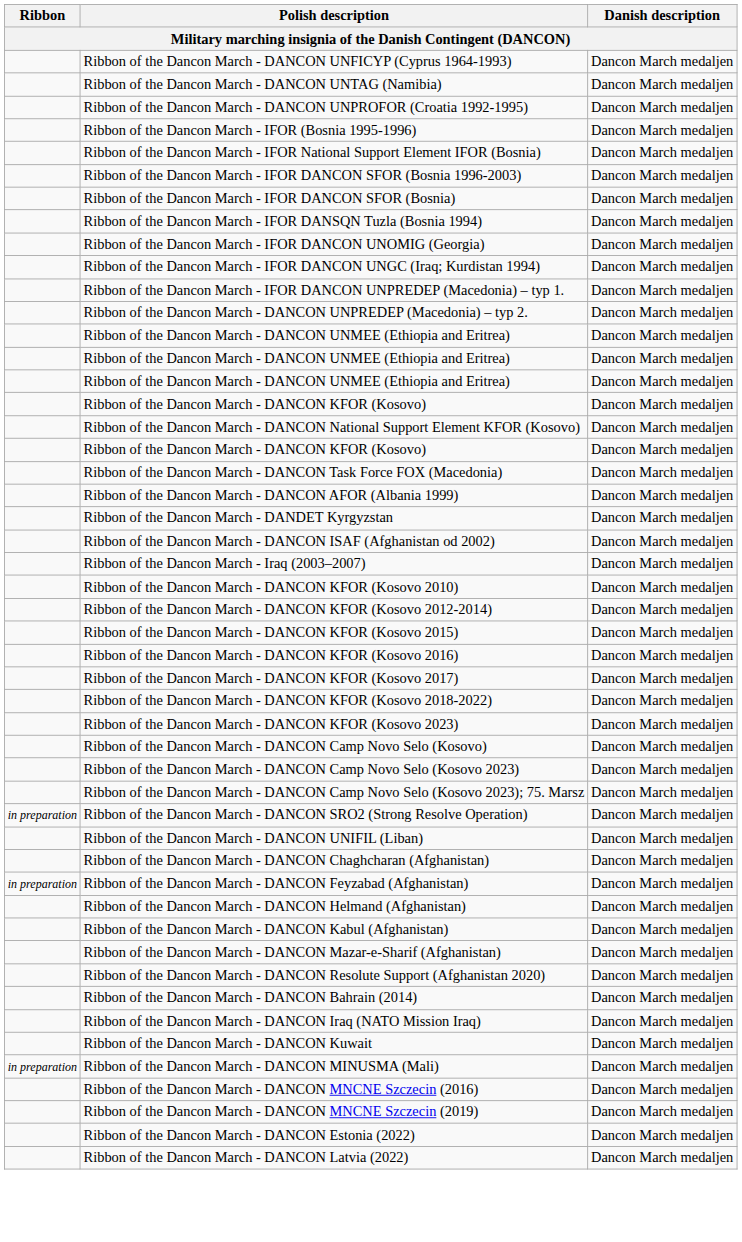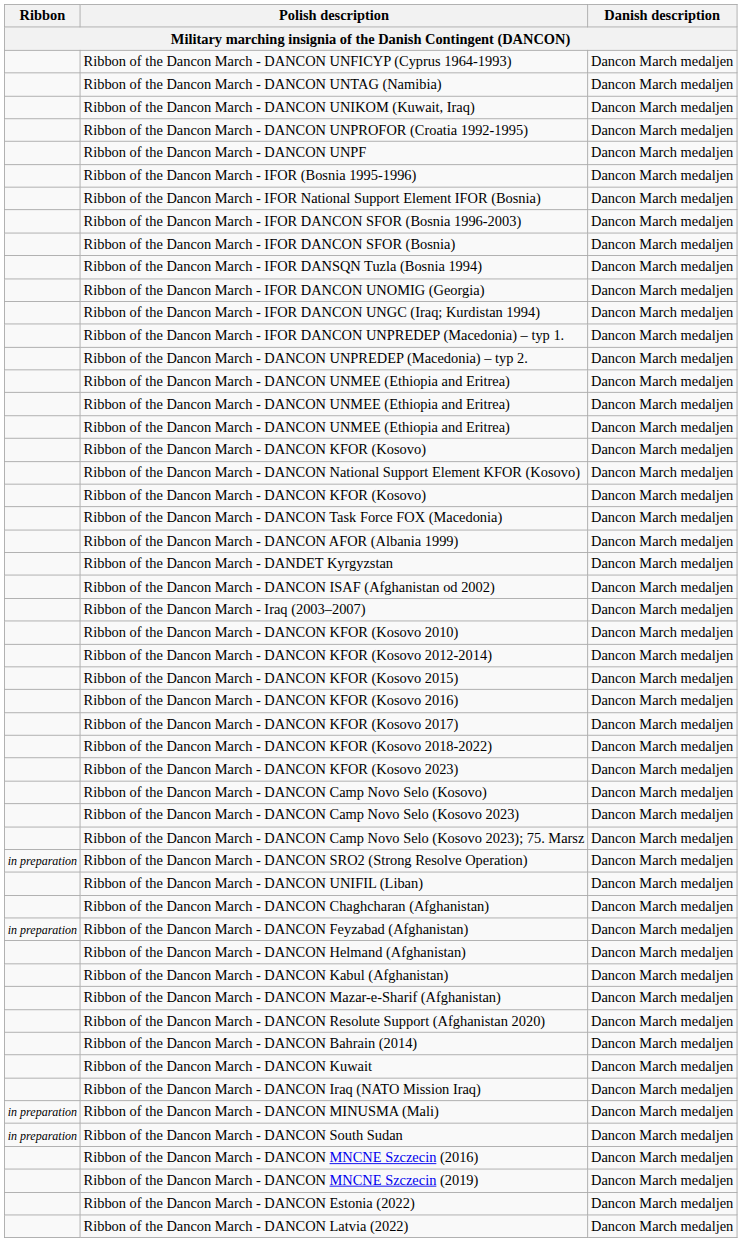+ row: (42, 107)
+ row: (42, 153)
rows swapped: (42, 1021) <-> (42, 1044)
+ row: (42, 1135)
